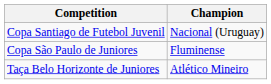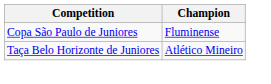- row: (86, 32)
